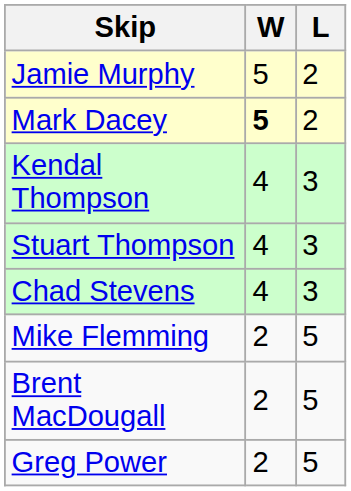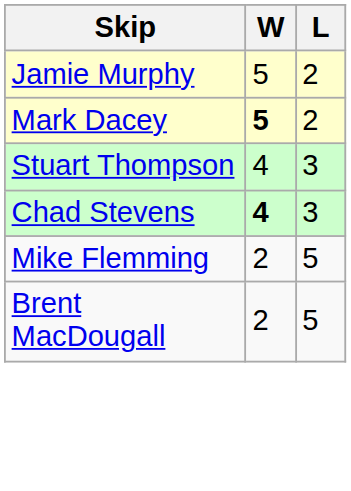- row: (80, 182)
(261, 291) normal -> (261, 212) bold
- row: (89, 462)
